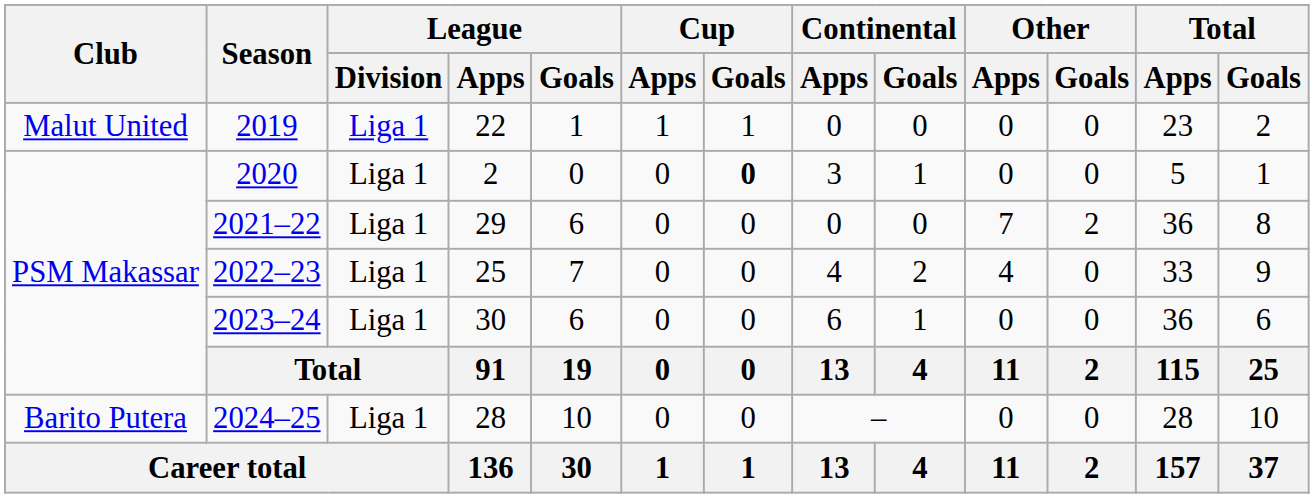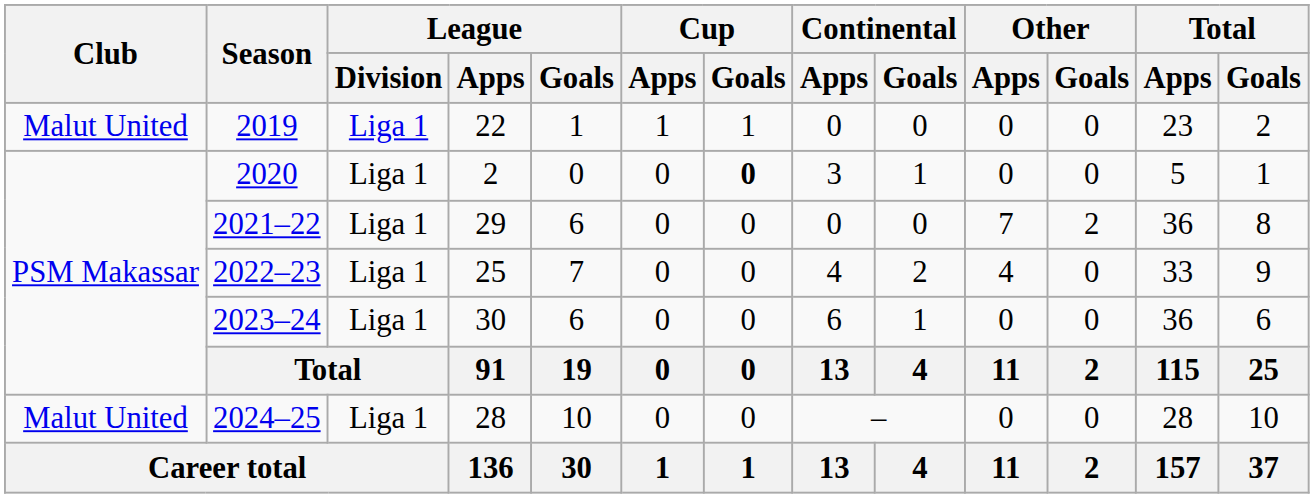(105, 418) Barito Putera -> (105, 418) Malut United
